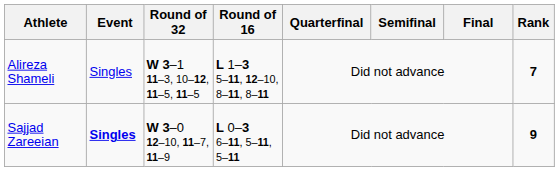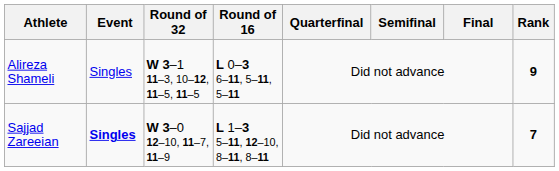(247, 79) L 1–3 5–11, 12–10, 8–11, 8–11 -> (244, 79) L 0–3 6–11, 5–11, 5–11
(533, 72) 7 -> (533, 72) 9
(244, 142) L 0–3 6–11, 5–11, 5–11 -> (247, 142) L 1–3 5–11, 12–10, 8–11, 8–11
(533, 135) 9 -> (533, 135) 7
